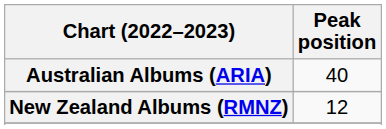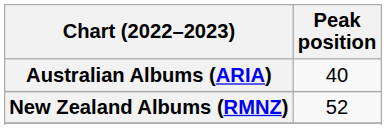(337, 107) 12 -> (337, 107) 52
